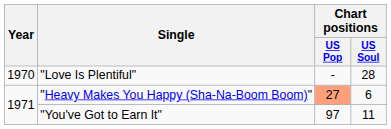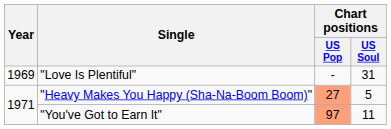(21, 75) 1970 -> (21, 75) 1969
(368, 75) 28 -> (368, 75) 31
(368, 95) 6 -> (368, 95) 5
(333, 114) no background -> (333, 114) lightsalmon background
